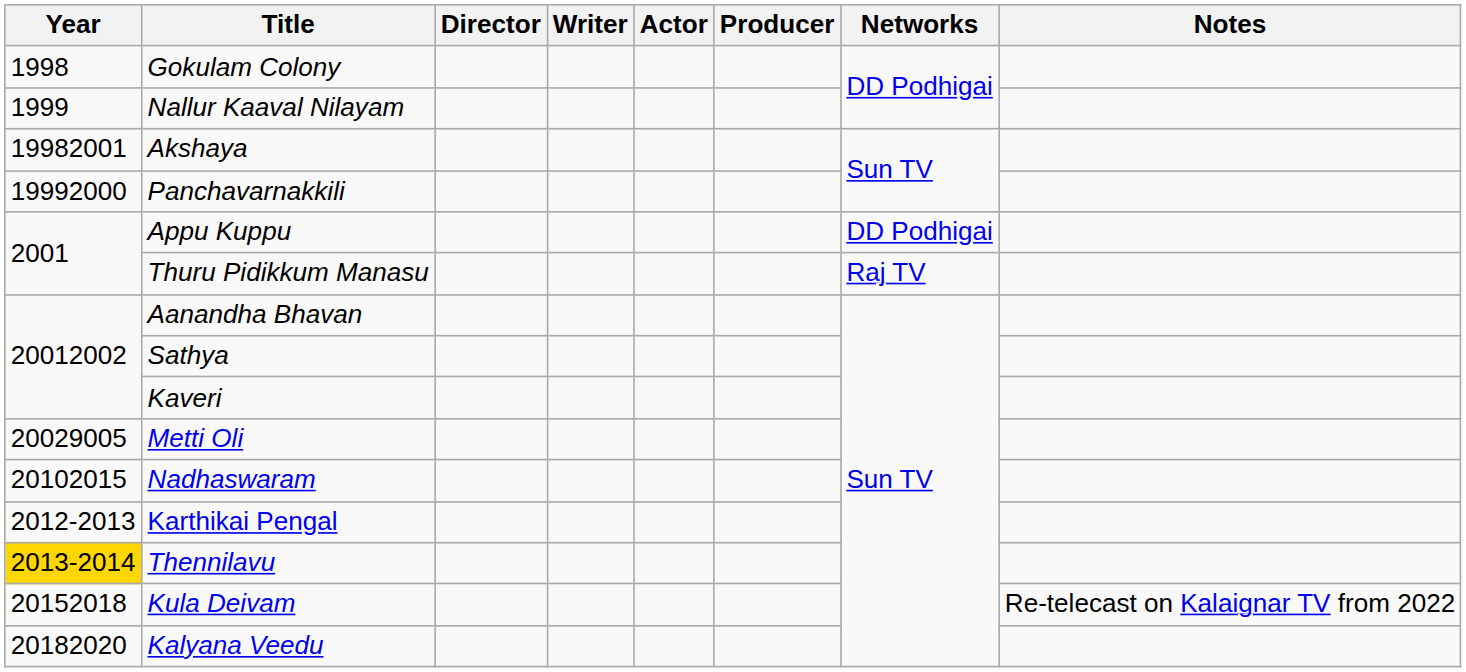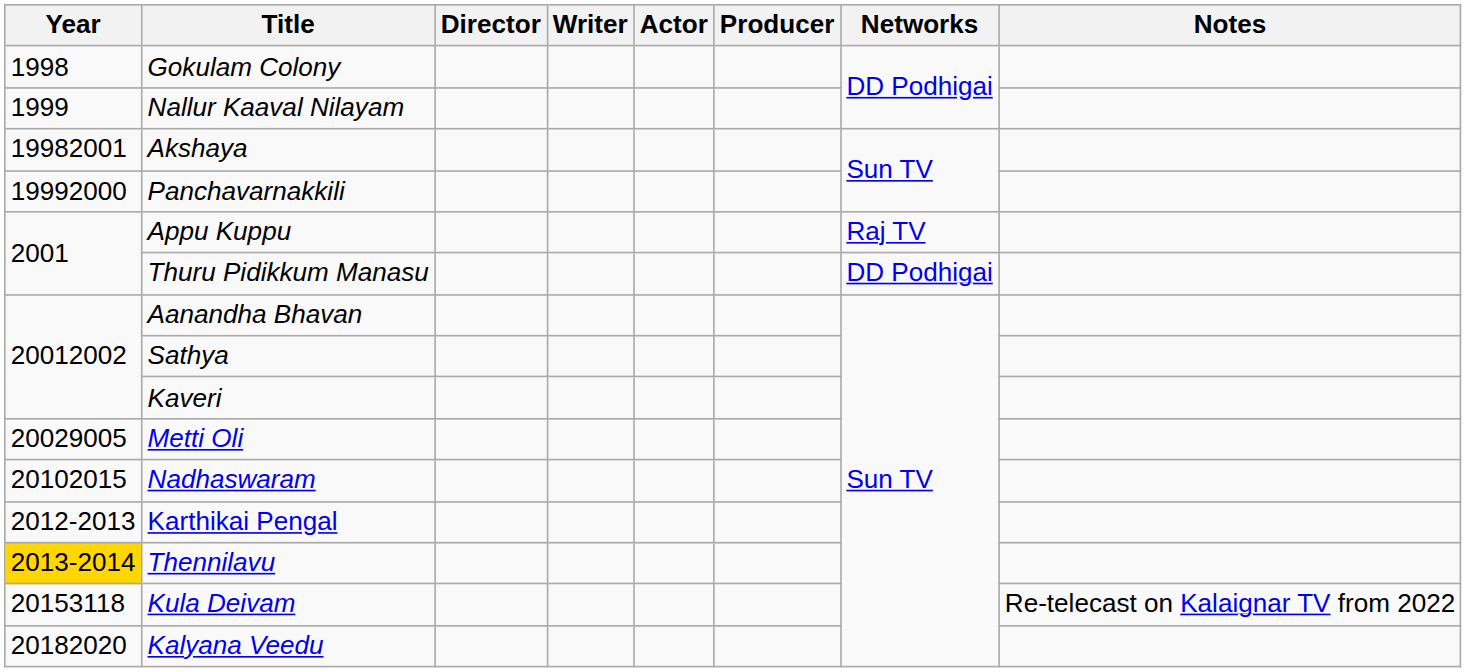(920, 231) DD Podhigai -> (886, 231) Raj TV
(886, 273) Raj TV -> (920, 273) DD Podhigai
(69, 604) 20152018 -> (68, 604) 20153118
